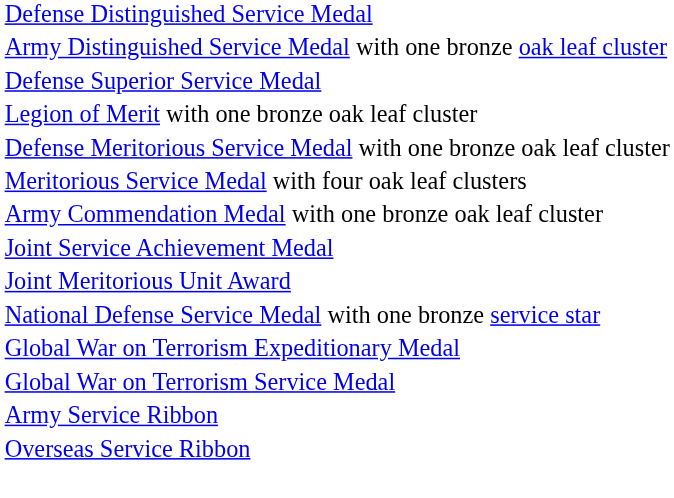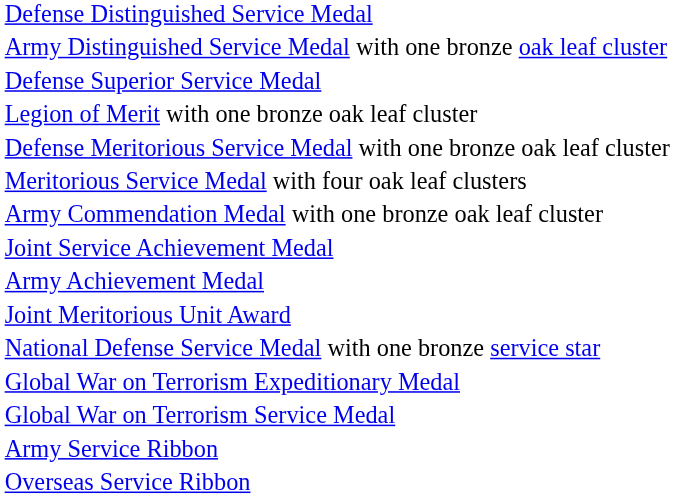+ row: (134, 281)
